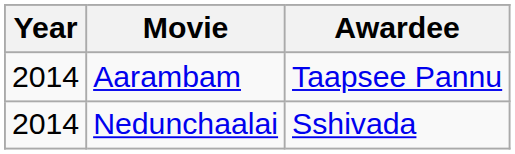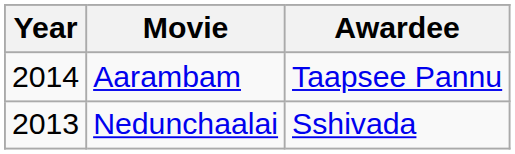(46, 124) 2014 -> (46, 124) 2013
